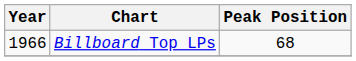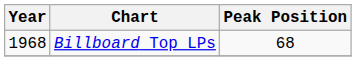(27, 43) 1966 -> (27, 43) 1968
